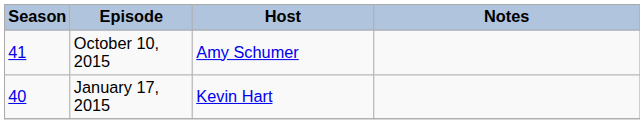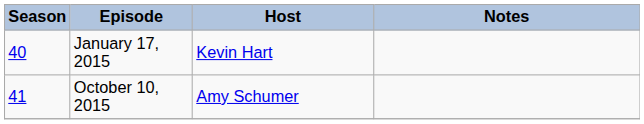rows swapped: (116, 96) <-> (116, 52)
